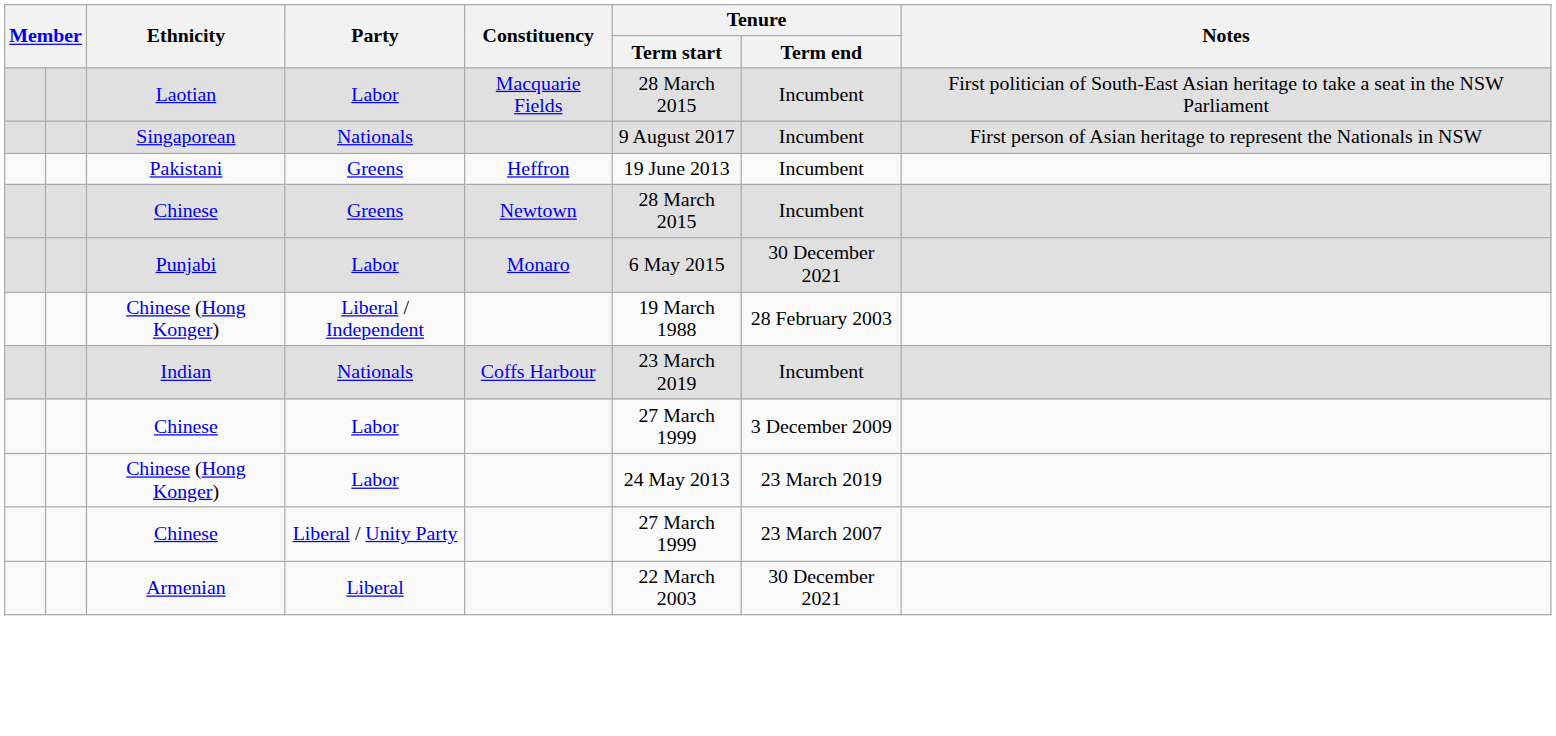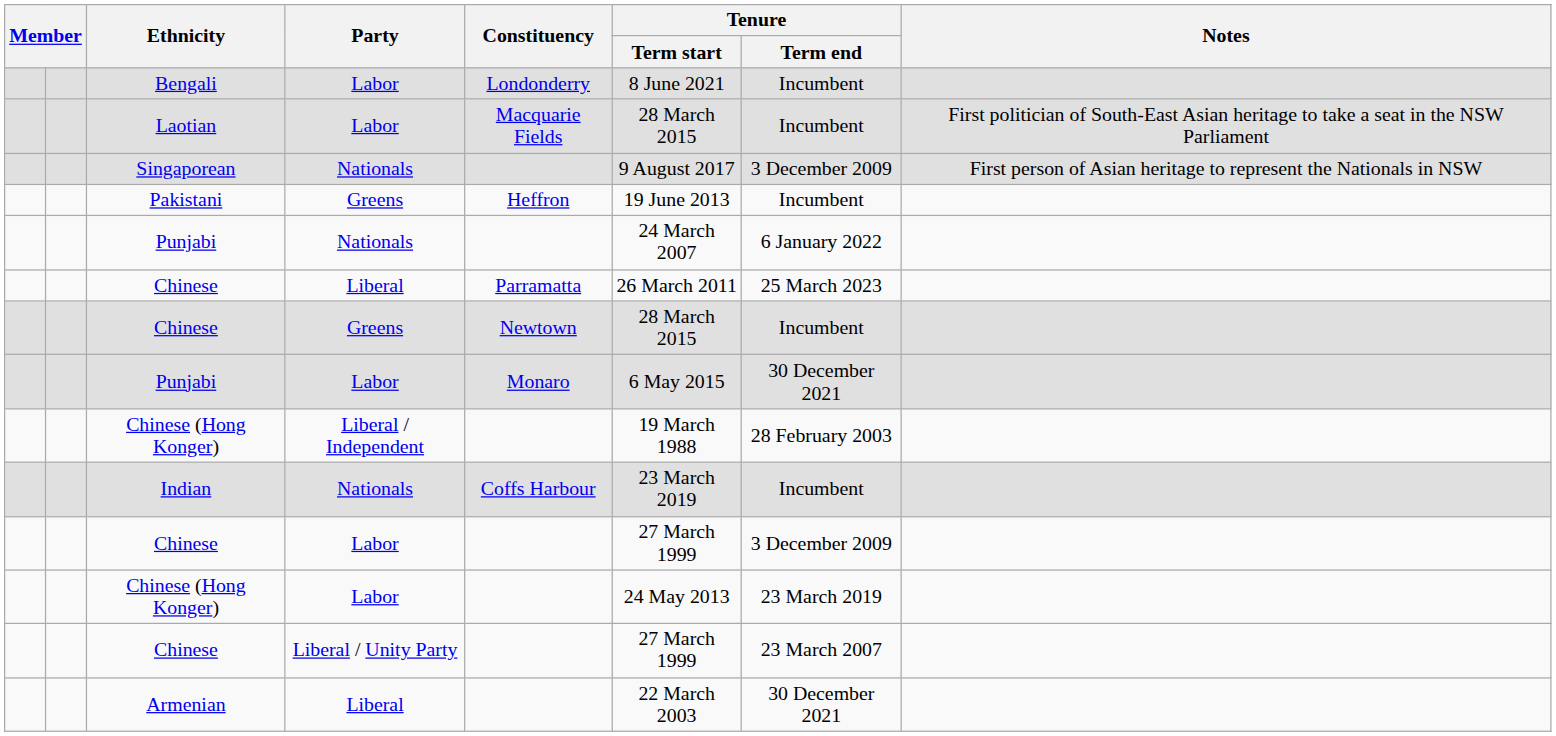+ row: (186, 83)
(821, 136) Incumbent -> (821, 168) 3 December 2009
+ row: (186, 242)
+ row: (186, 285)
